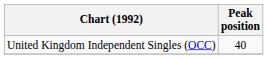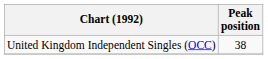(240, 44) 40 -> (240, 44) 38
